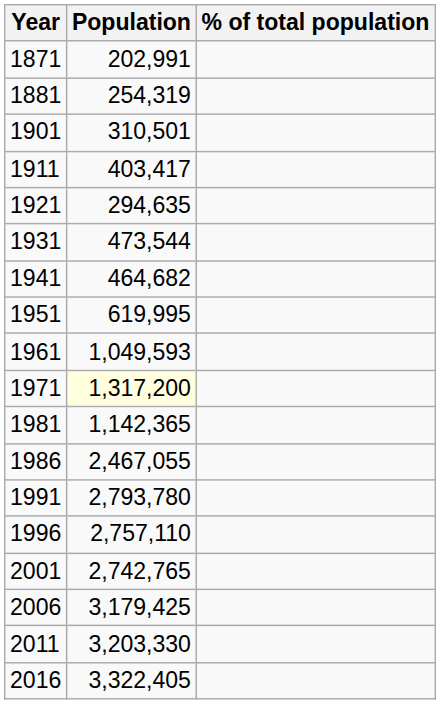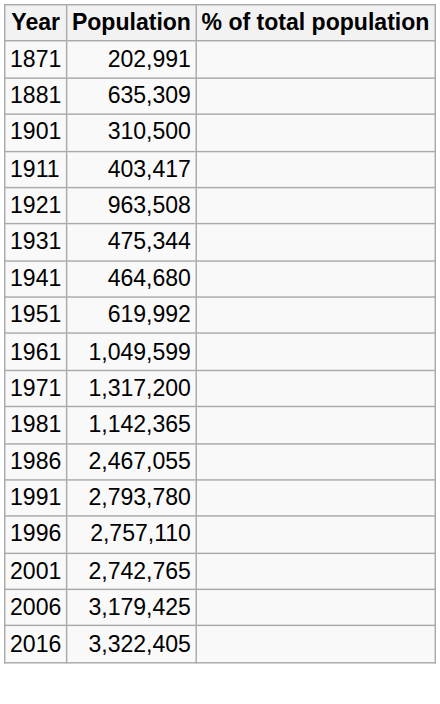(149, 95) 254,319 -> (149, 95) 635,309
(149, 132) 310,501 -> (149, 132) 310,500
(149, 205) 294,635 -> (149, 205) 963,508
(149, 242) 473,544 -> (149, 242) 475,344
(149, 278) 464,682 -> (149, 278) 464,680
(149, 315) 619,995 -> (149, 315) 619,992
(140, 351) 1,049,593 -> (140, 351) 1,049,599
(140, 388) lightyellow background -> (140, 388) no background
- row: (35, 643)
